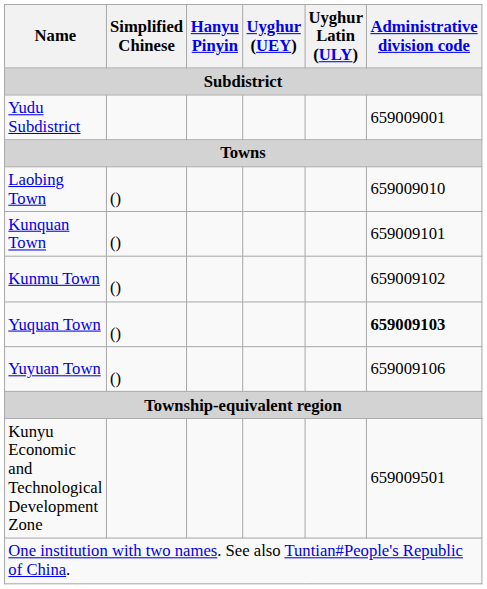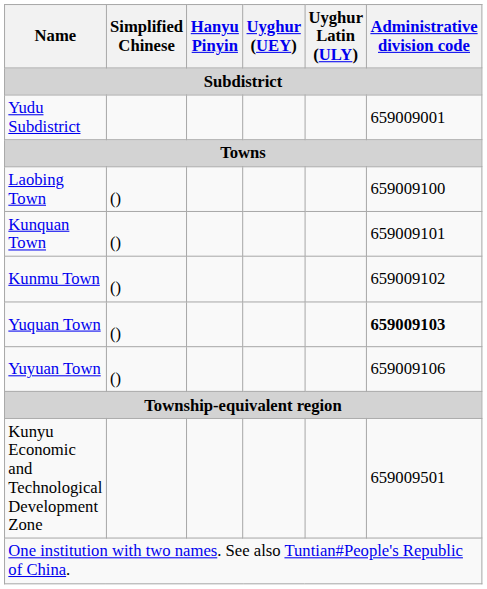(408, 188) 659009010 -> (408, 188) 659009100
